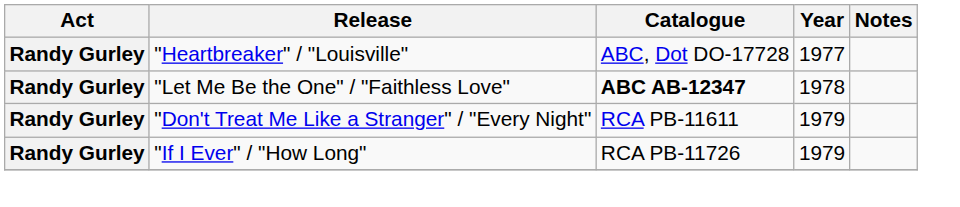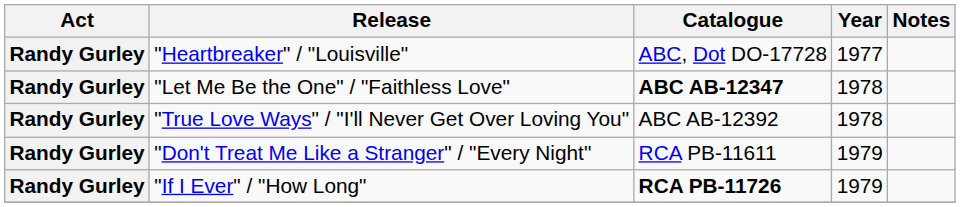+ row: (392, 119)
(671, 152) normal -> (710, 185) bold
